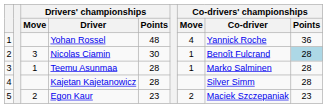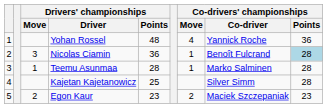(154, 53) 30 -> (154, 53) 36
(154, 82) 28 -> (154, 82) 25
